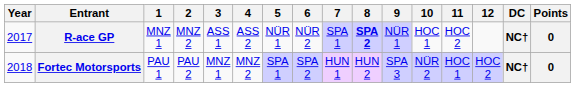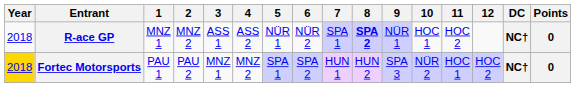(20, 37) 2017 -> (20, 37) 2018
(20, 67) no background -> (20, 67) gold background
